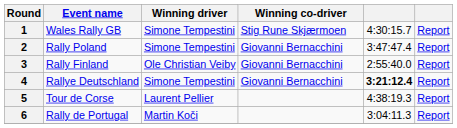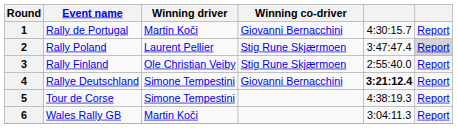(84, 30) Wales Rally GB -> (87, 30) Rally de Portugal
(189, 30) Simone Tempestini -> (171, 30) Martin Koči
(293, 30) Stig Rune Skjærmoen -> (292, 30) Giovanni Bernacchini
(189, 47) Simone Tempestini -> (179, 47) Laurent Pellier
(292, 47) Giovanni Bernacchini -> (293, 47) Stig Rune Skjærmoen
(433, 47) no background -> (433, 47) lightgrey background
(292, 64) Giovanni Bernacchini -> (293, 64) Stig Rune Skjærmoen
(179, 99) Laurent Pellier -> (189, 99) Simone Tempestini
(87, 116) Rally de Portugal -> (84, 116) Wales Rally GB
